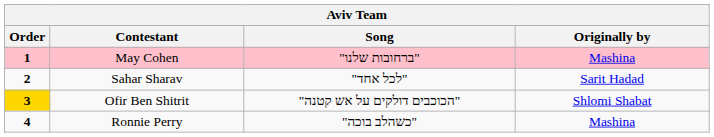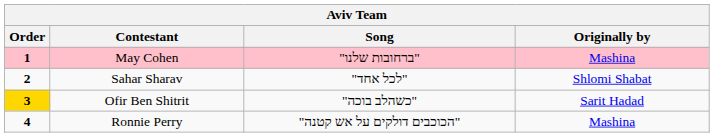(612, 79) Sarit Hadad -> (612, 79) Shlomi Shabat
(379, 100) "הכוכבים דולקים על אש קטנה" -> (379, 100) "כשהלב בוכה"
(612, 100) Shlomi Shabat -> (612, 100) Sarit Hadad
(379, 121) "כשהלב בוכה" -> (379, 121) "הכוכבים דולקים על אש קטנה"
